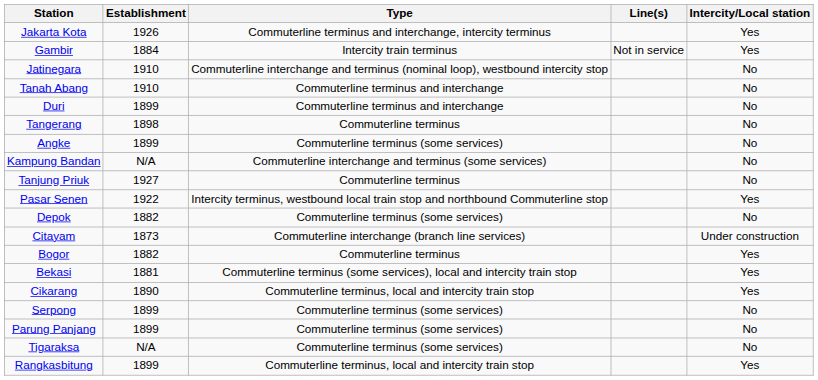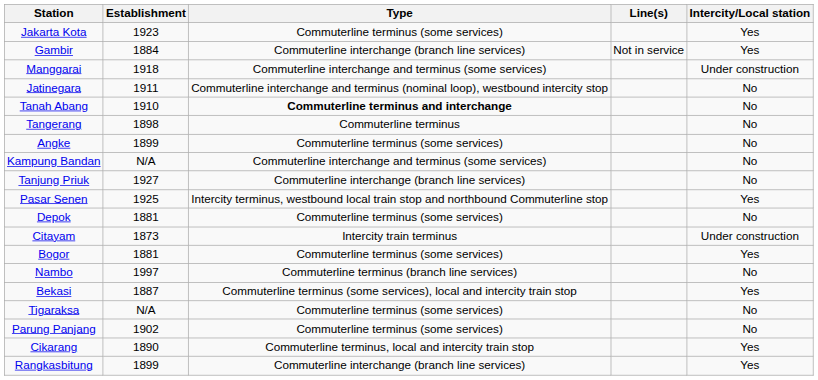(146, 32) 1926 -> (146, 32) 1923
(400, 32) Commuterline terminus and interchange, intercity terminus -> (400, 32) Commuterline terminus (some services)
(400, 50) Intercity train terminus -> (400, 50) Commuterline interchange (branch line services)
+ row: (54, 69)
(146, 69) 1910 -> (146, 87) 1911
(400, 87) normal -> (400, 106) bold
- row: (54, 106)
(400, 180) Commuterline terminus -> (400, 180) Commuterline interchange (branch line services)
(146, 198) 1922 -> (146, 198) 1925
(146, 217) 1882 -> (146, 217) 1881
(400, 236) Commuterline interchange (branch line services) -> (400, 236) Intercity train terminus
(146, 254) 1882 -> (146, 254) 1881
(400, 254) Commuterline terminus -> (400, 254) Commuterline terminus (some services)
+ row: (54, 273)
(146, 273) 1881 -> (146, 291) 1887
rows swapped: (54, 291) <-> (54, 347)
- row: (54, 310)
(146, 328) 1899 -> (146, 328) 1902
(400, 365) Commuterline terminus, local and intercity train stop -> (400, 365) Commuterline interchange (branch line services)
